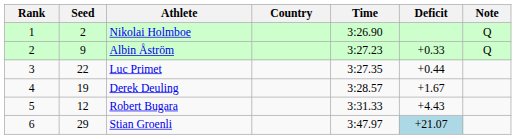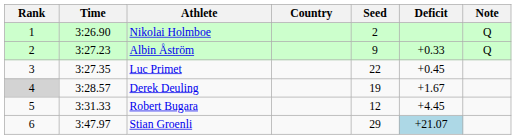columns swapped: (83, 13) <-> (365, 13)
(431, 69) +0.44 -> (431, 69) +0.45
(32, 87) no background -> (32, 87) lightgrey background
(431, 106) +4.43 -> (431, 106) +4.45
